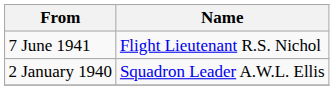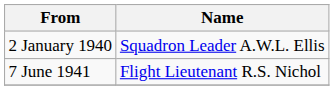rows swapped: (60, 71) <-> (49, 44)
